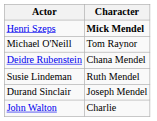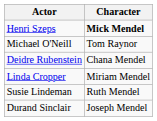+ row: (36, 76)
- row: (32, 108)
